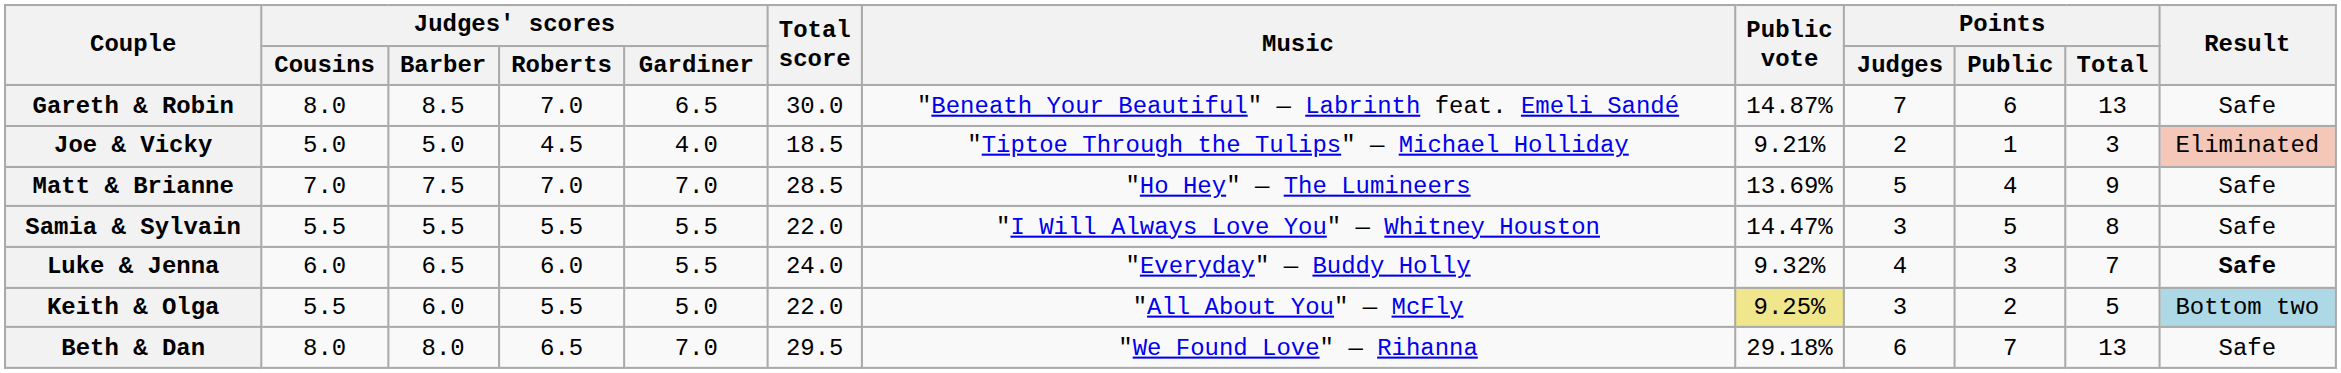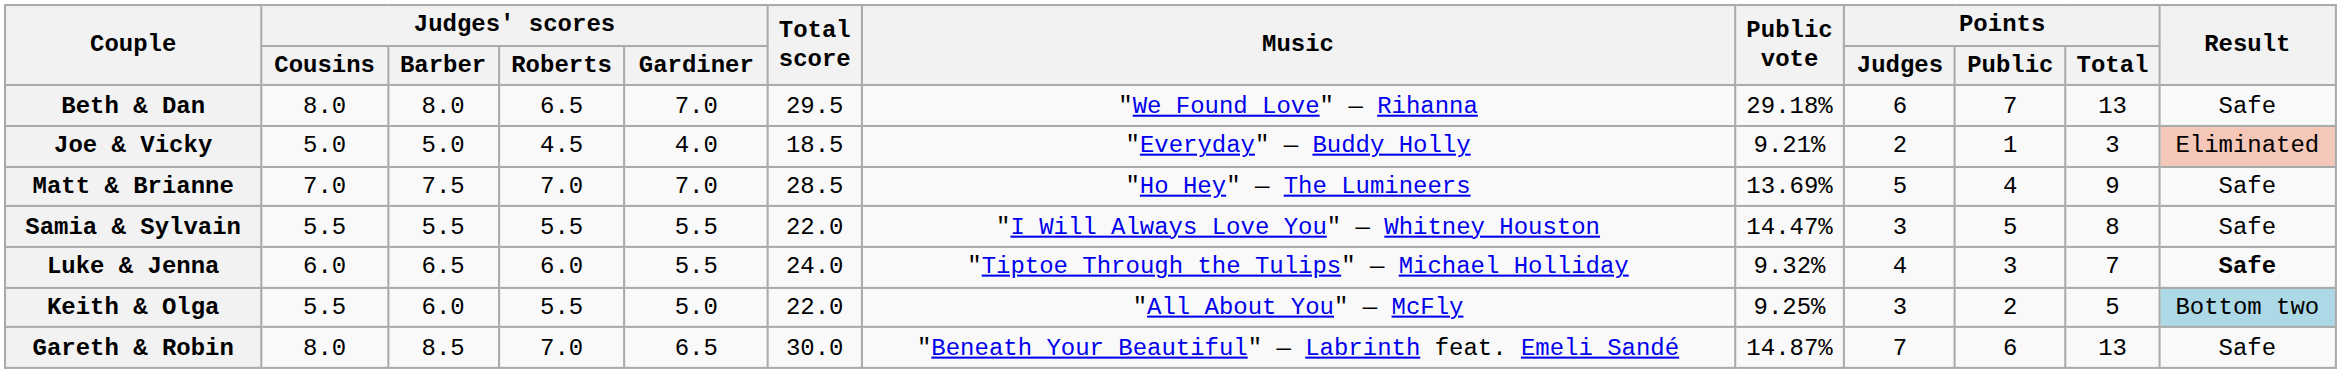rows swapped: (133, 105) <-> (133, 347)
(1298, 146) "Tiptoe Through the Tulips" — Michael Holliday -> (1298, 146) "Everyday" — Buddy Holly
(1298, 267) "Everyday" — Buddy Holly -> (1298, 267) "Tiptoe Through the Tulips" — Michael Holliday
(1790, 307) khaki background -> (1790, 307) no background
